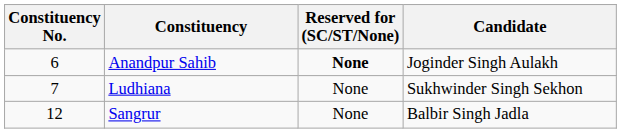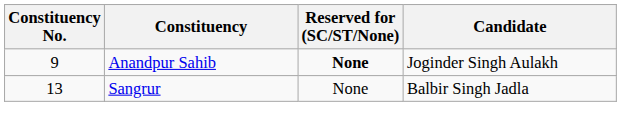(55, 62) 6 -> (55, 62) 9
- row: (140, 88)
(55, 114) 12 -> (55, 88) 13
